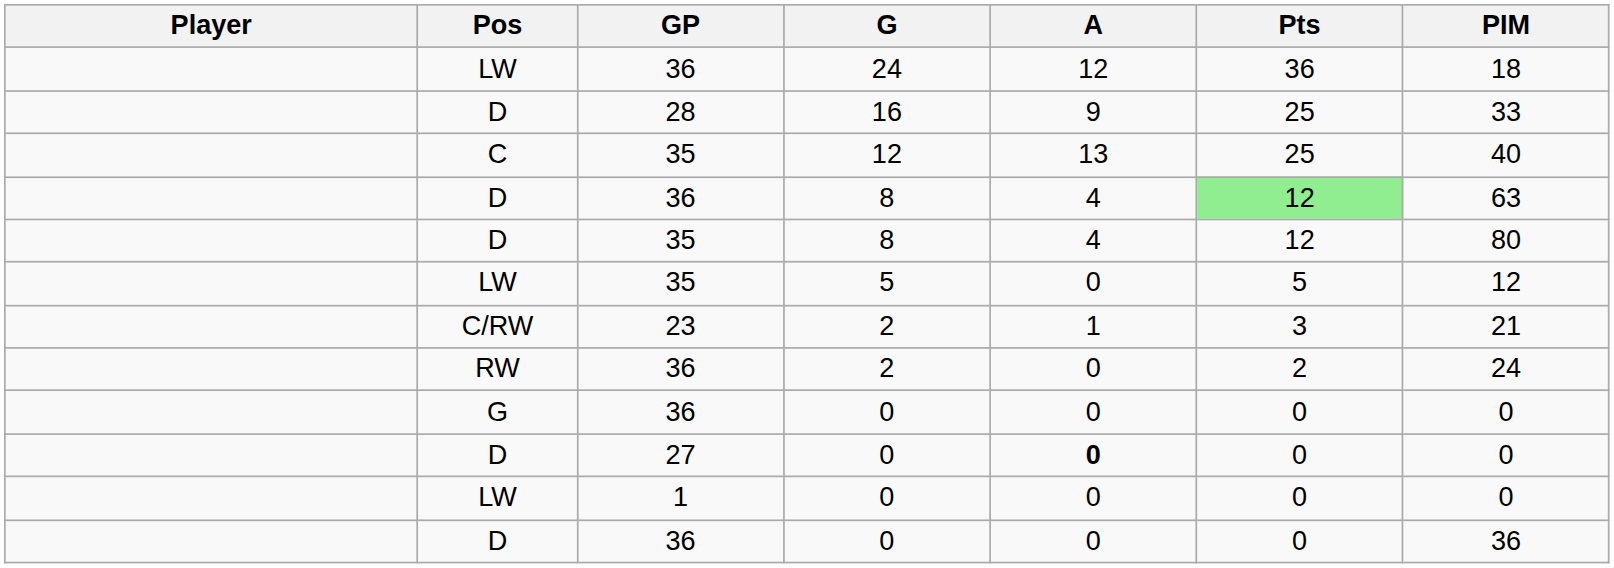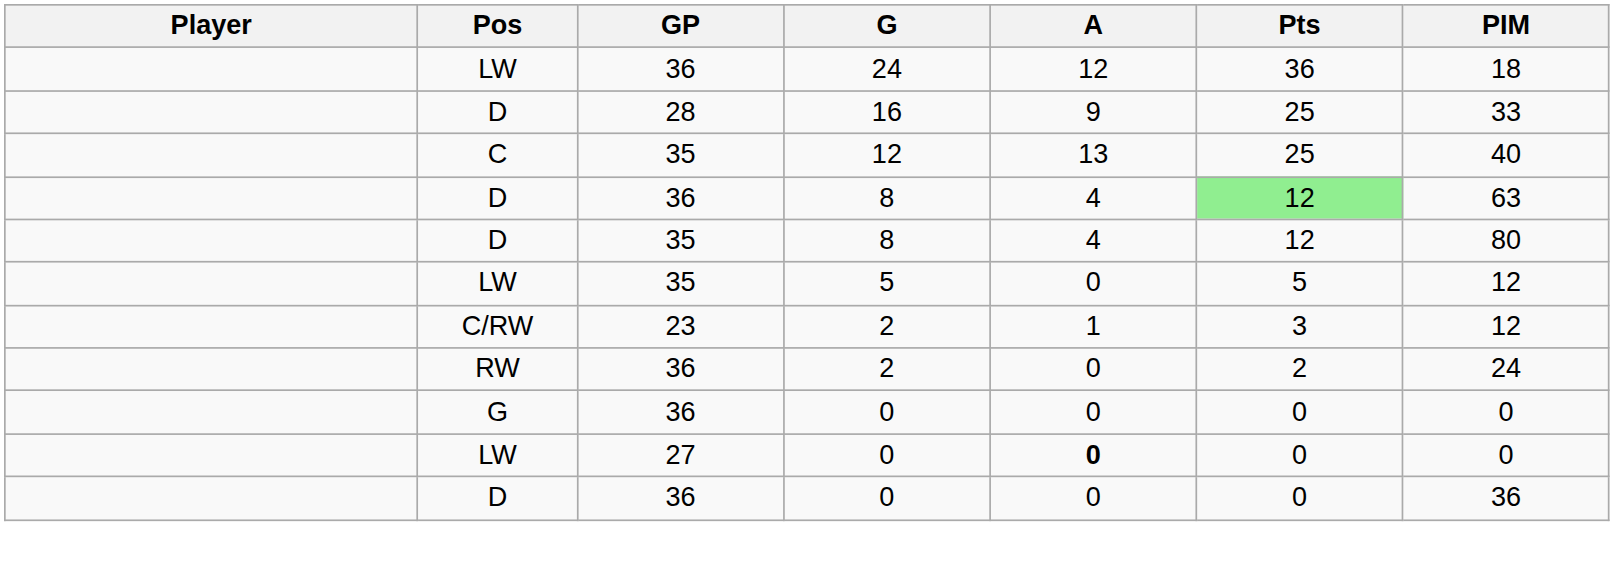(1506, 326) 21 -> (1506, 326) 12
(497, 454) D -> (497, 454) LW
- row: (681, 497)
